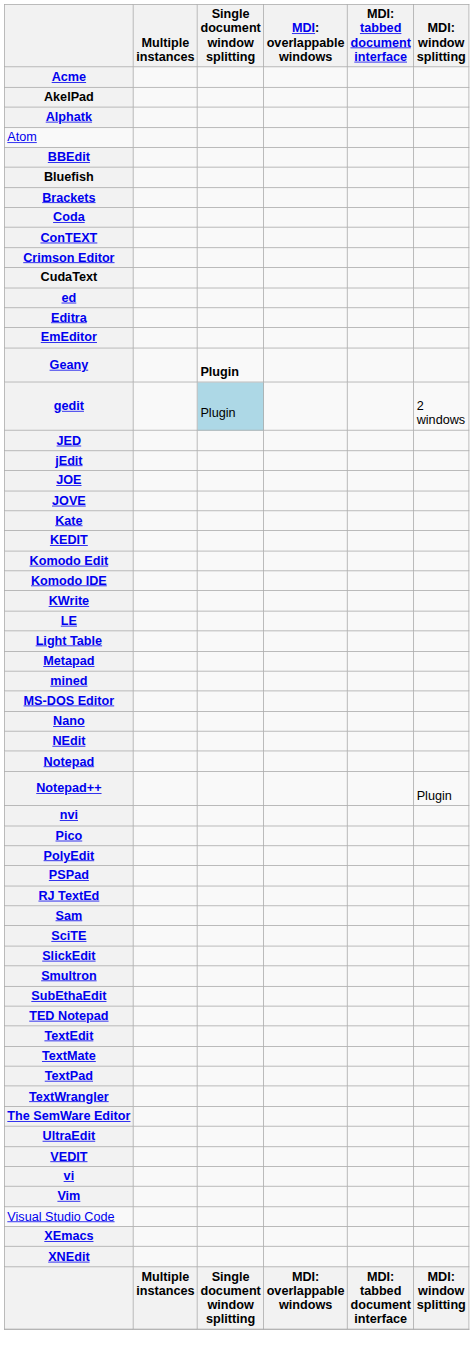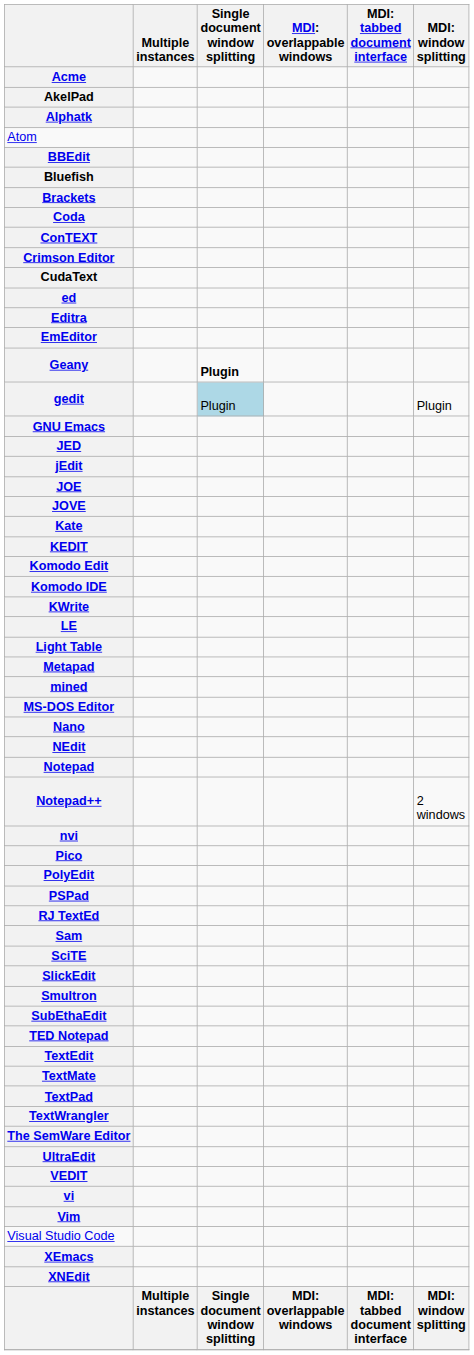(441, 413) 2 windows -> (434, 406) Plugin
+ row: (69, 426)
(434, 795) Plugin -> (441, 808) 2 windows
